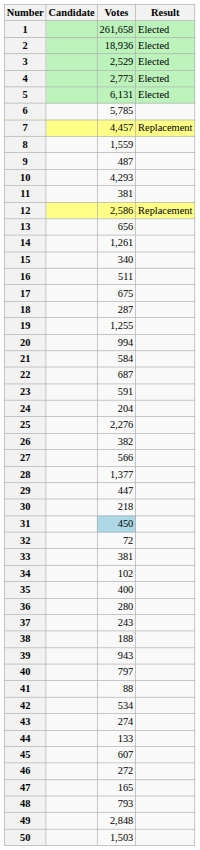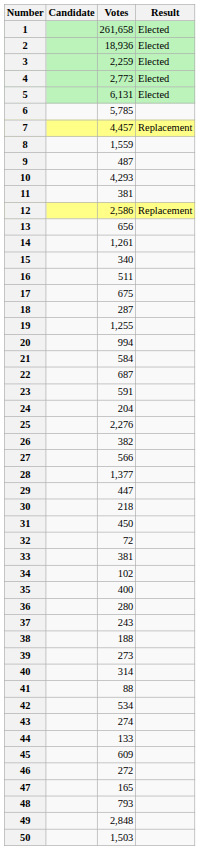(122, 62) 2,529 -> (122, 62) 2,259
(126, 524) lightblue background -> (126, 524) no background
(126, 656) 943 -> (126, 656) 273
(126, 672) 797 -> (126, 672) 314
(126, 754) 607 -> (126, 754) 609
